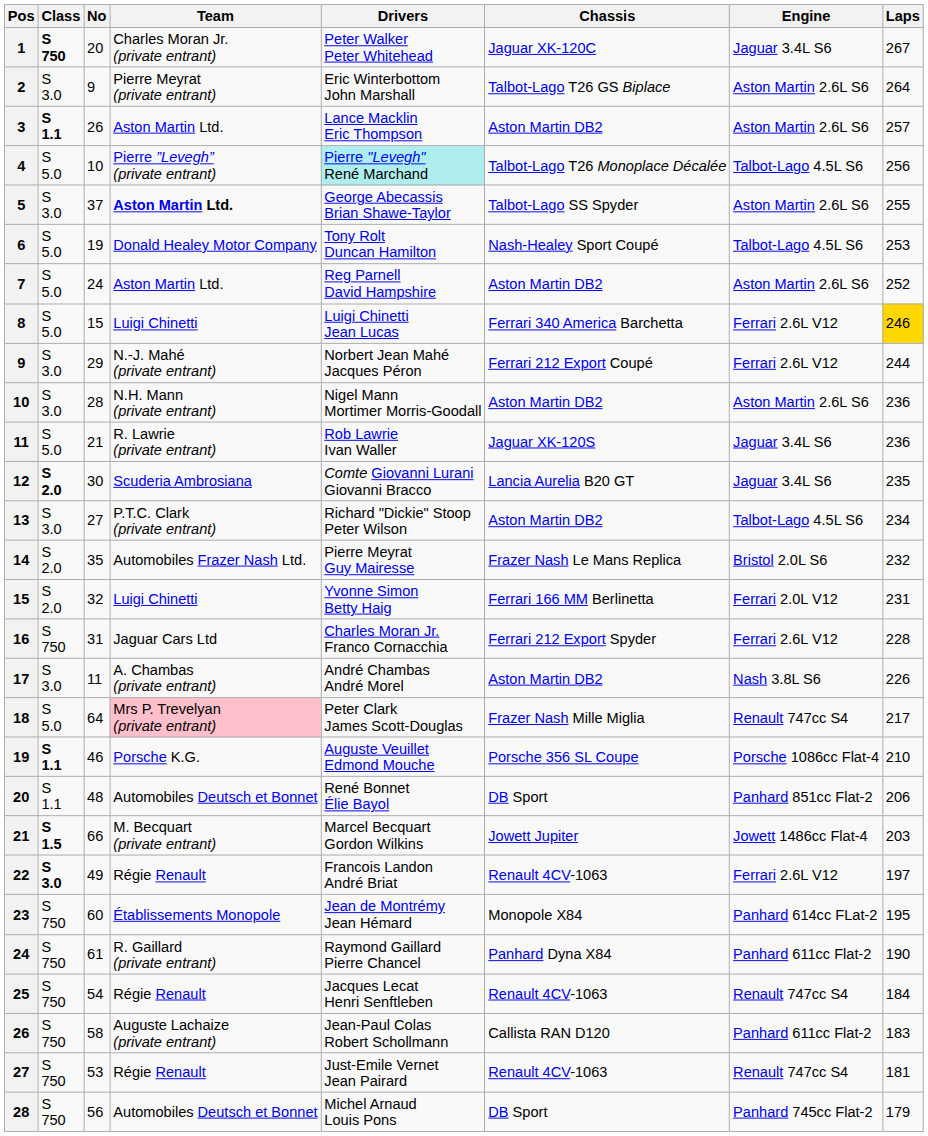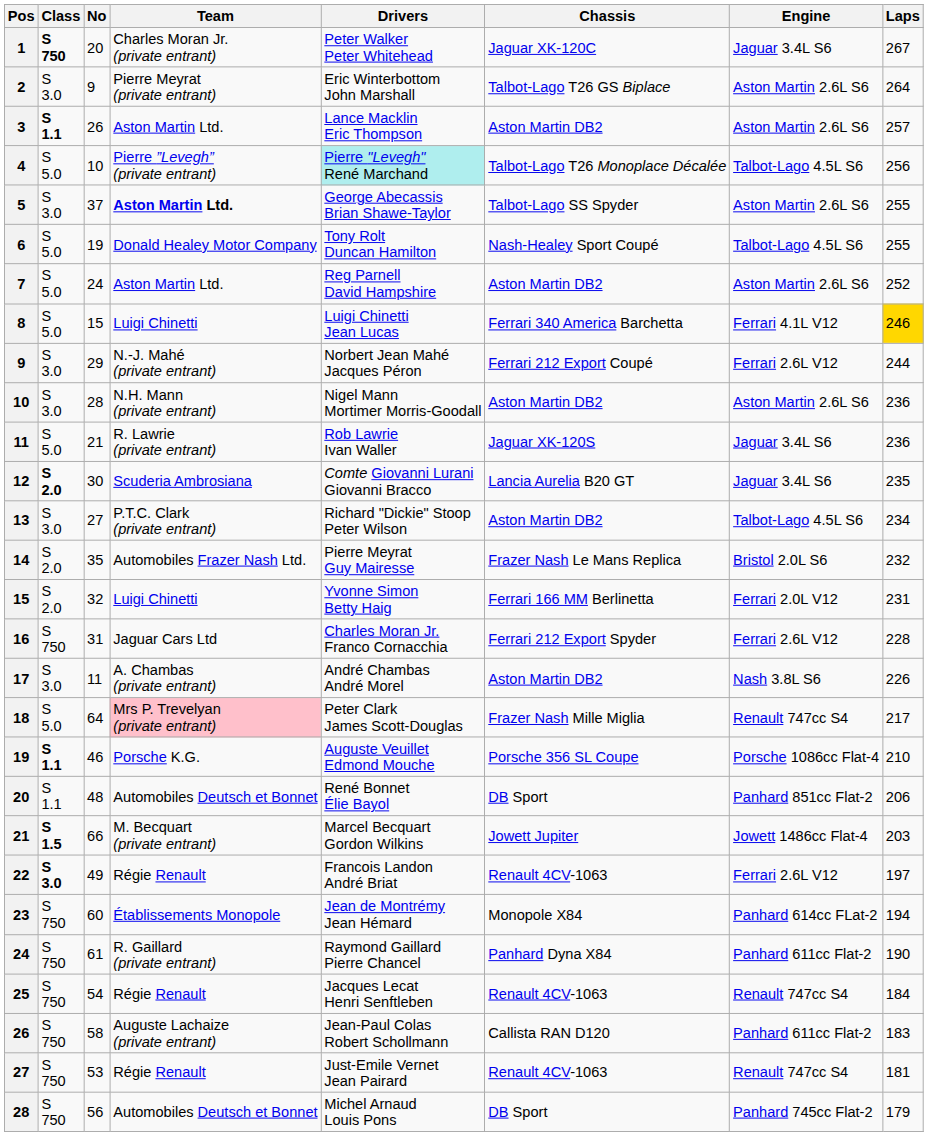(898, 245) 253 -> (898, 245) 255
(786, 323) Ferrari 2.6L V12 -> (786, 323) Ferrari 4.1L V12
(898, 915) 195 -> (898, 915) 194
